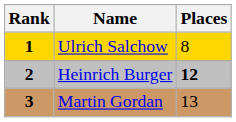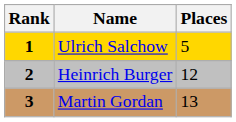(185, 46) 8 -> (185, 46) 5
(189, 74) bold -> (189, 74) normal
